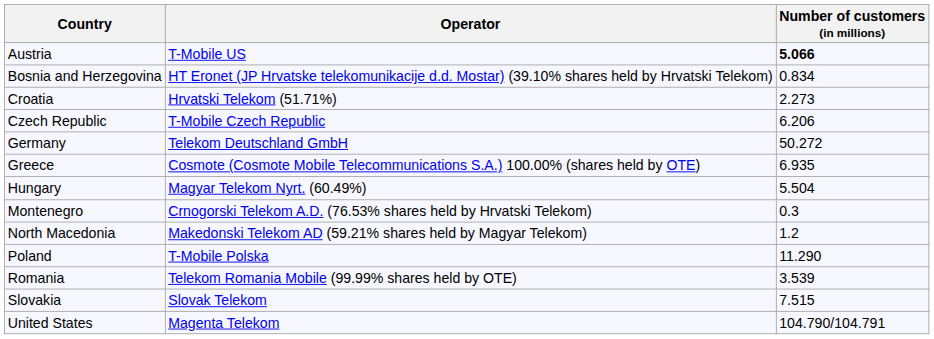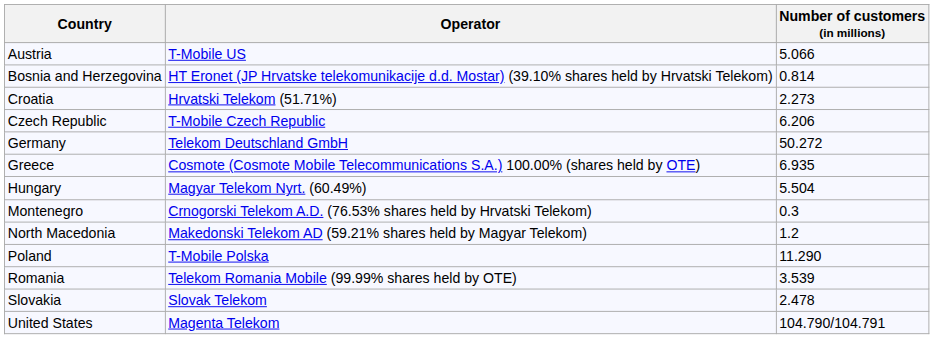(797, 54) bold -> (797, 54) normal
(797, 76) 0.834 -> (797, 76) 0.814
(797, 300) 7.515 -> (797, 300) 2.478
